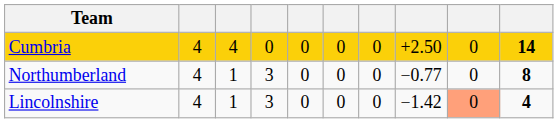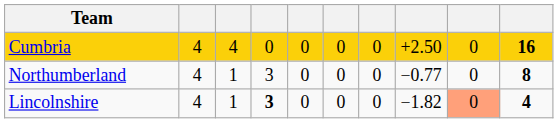(526, 46) 14 -> (526, 46) 16
(269, 103) normal -> (269, 103) bold
(421, 103) −1.42 -> (421, 103) −1.82
